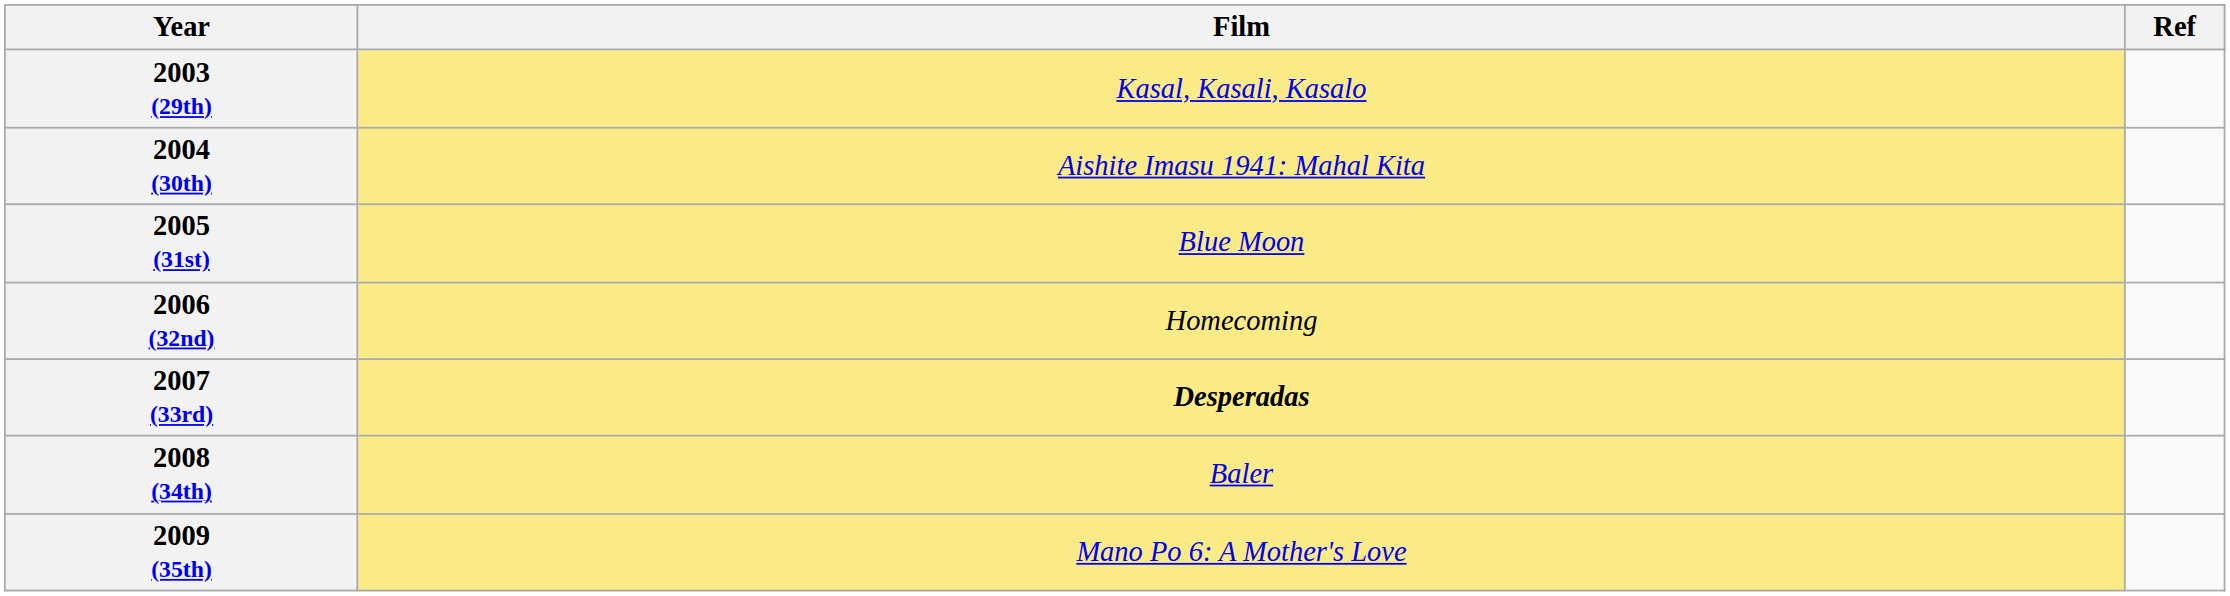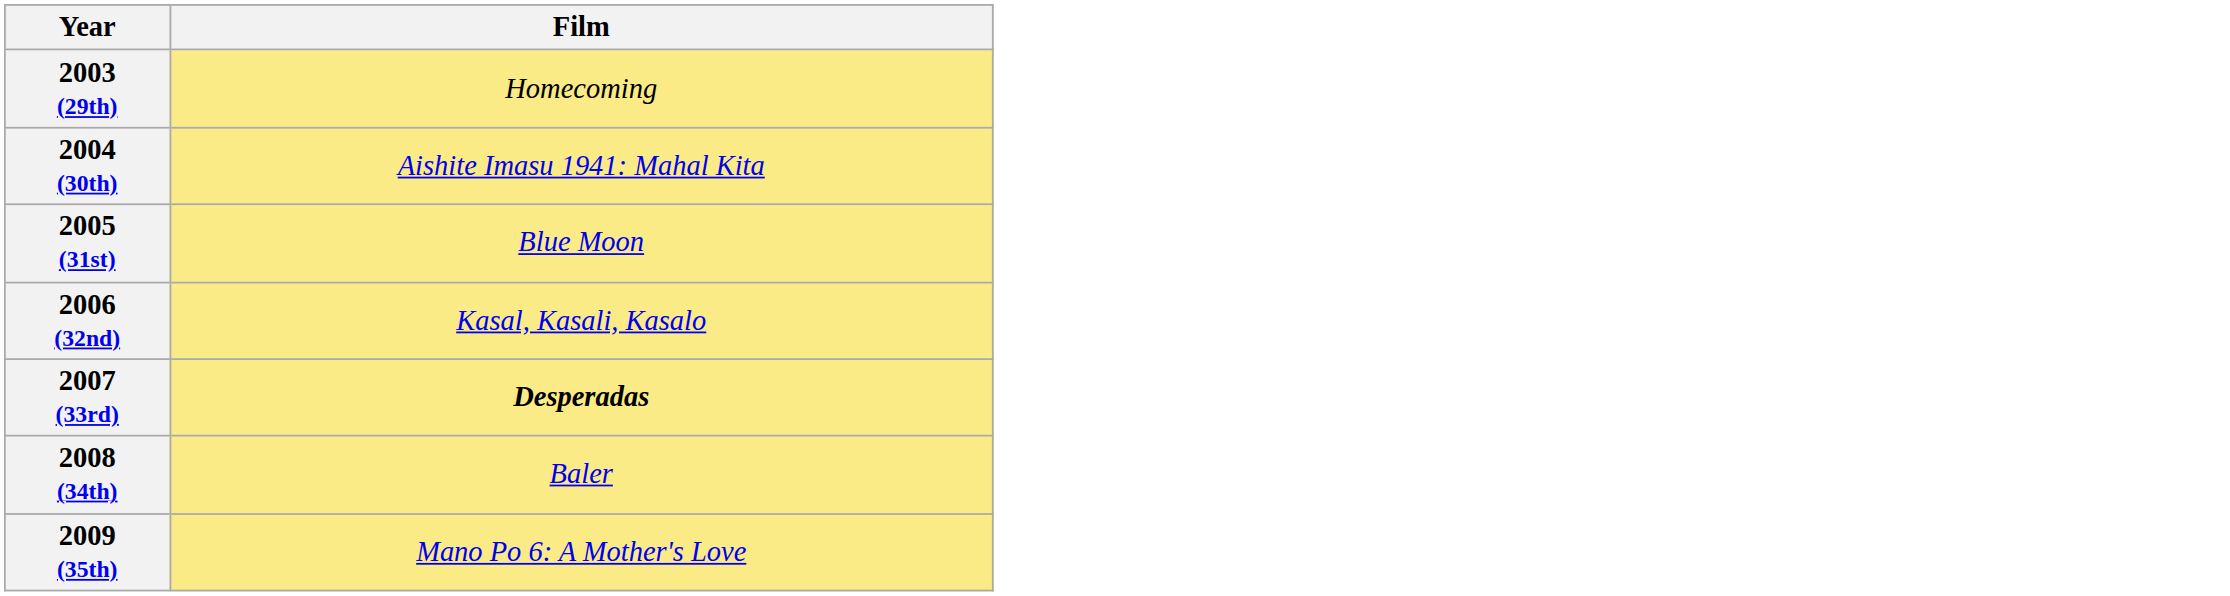- column: (2175, 27)
(1241, 88) Kasal, Kasali, Kasalo -> (581, 88) Homecoming
(1241, 319) Homecoming -> (581, 319) Kasal, Kasali, Kasalo
